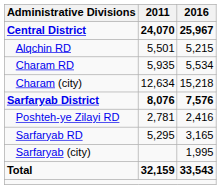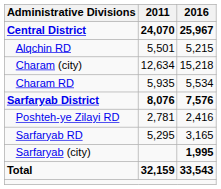rows swapped: (45, 65) <-> (49, 83)
(200, 153) normal -> (200, 153) bold
